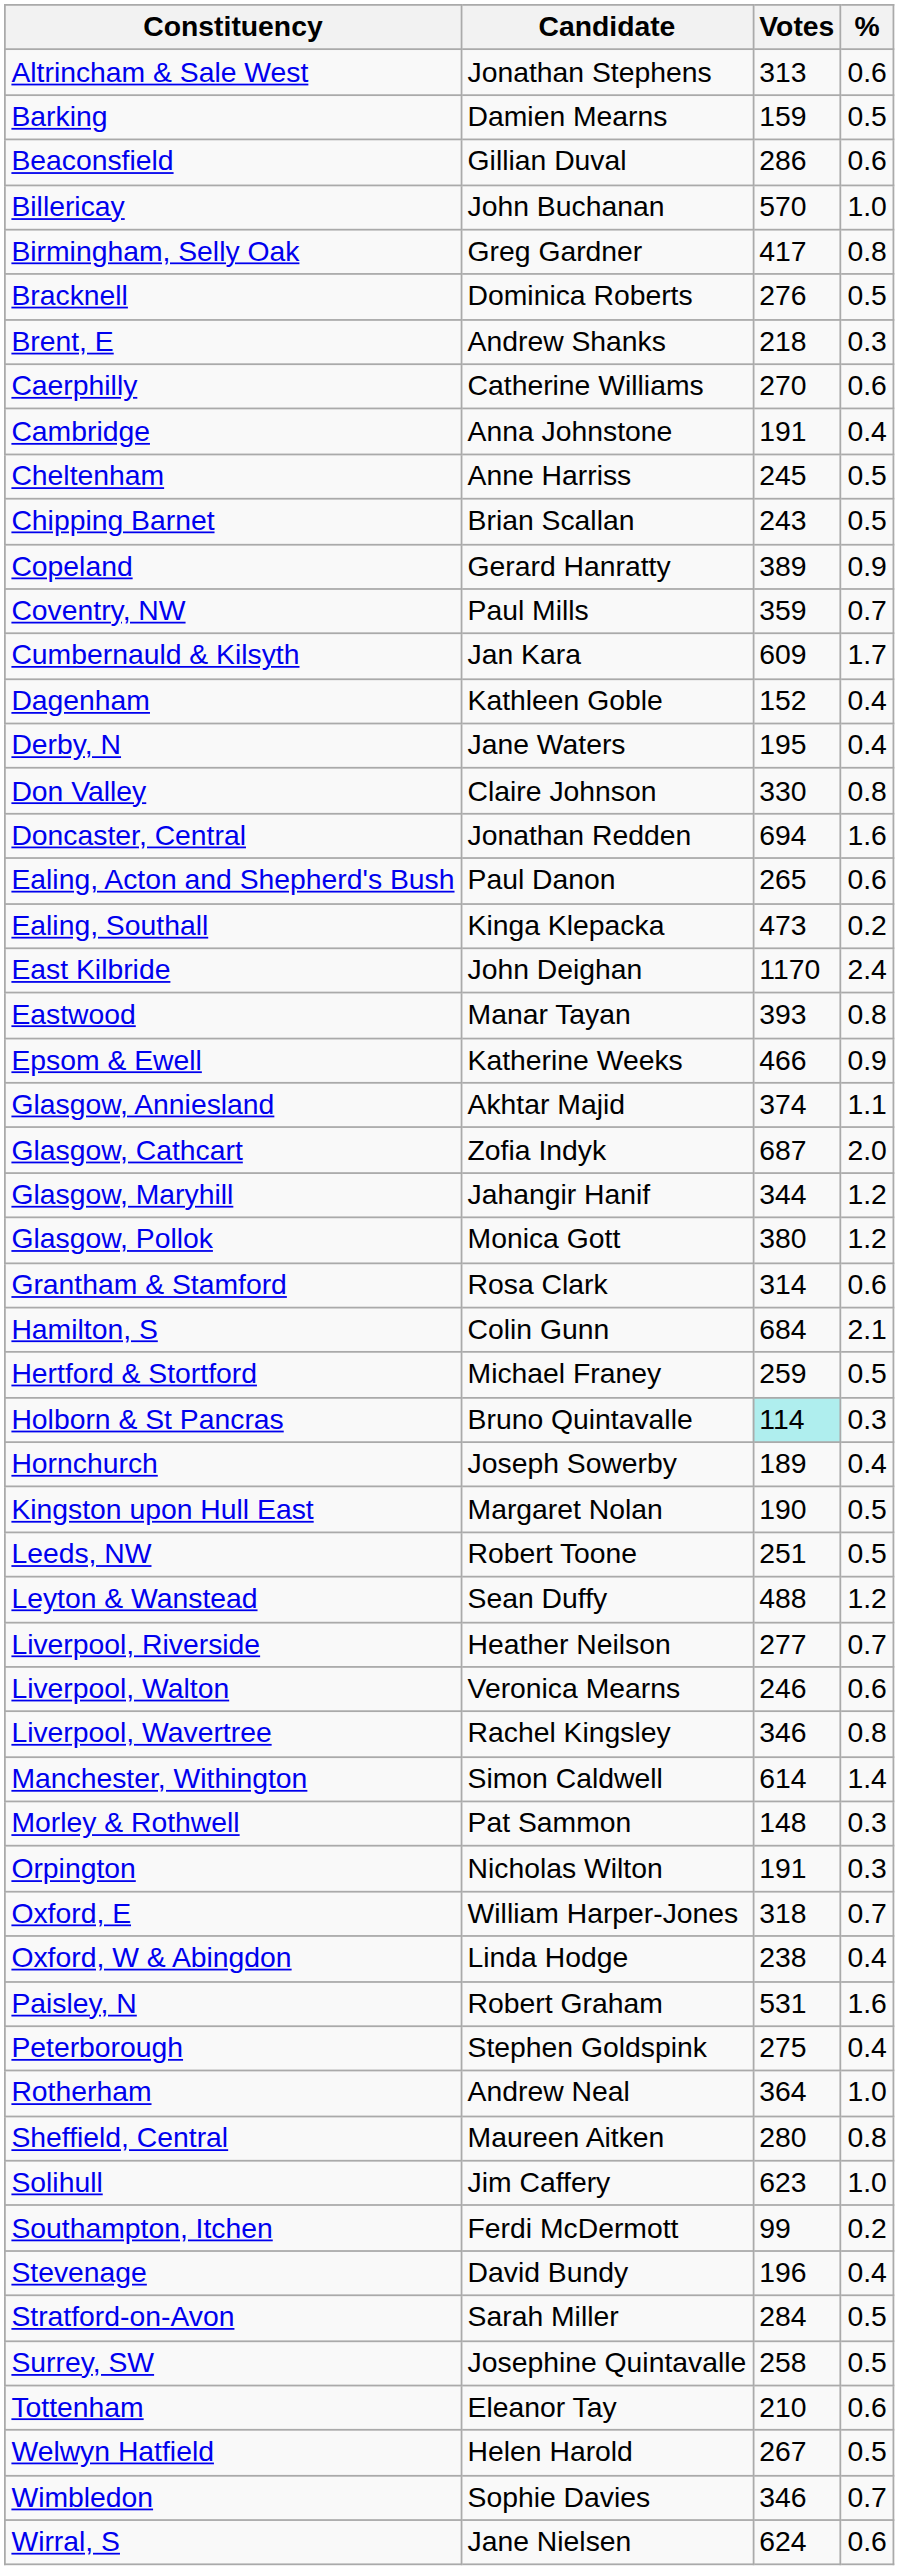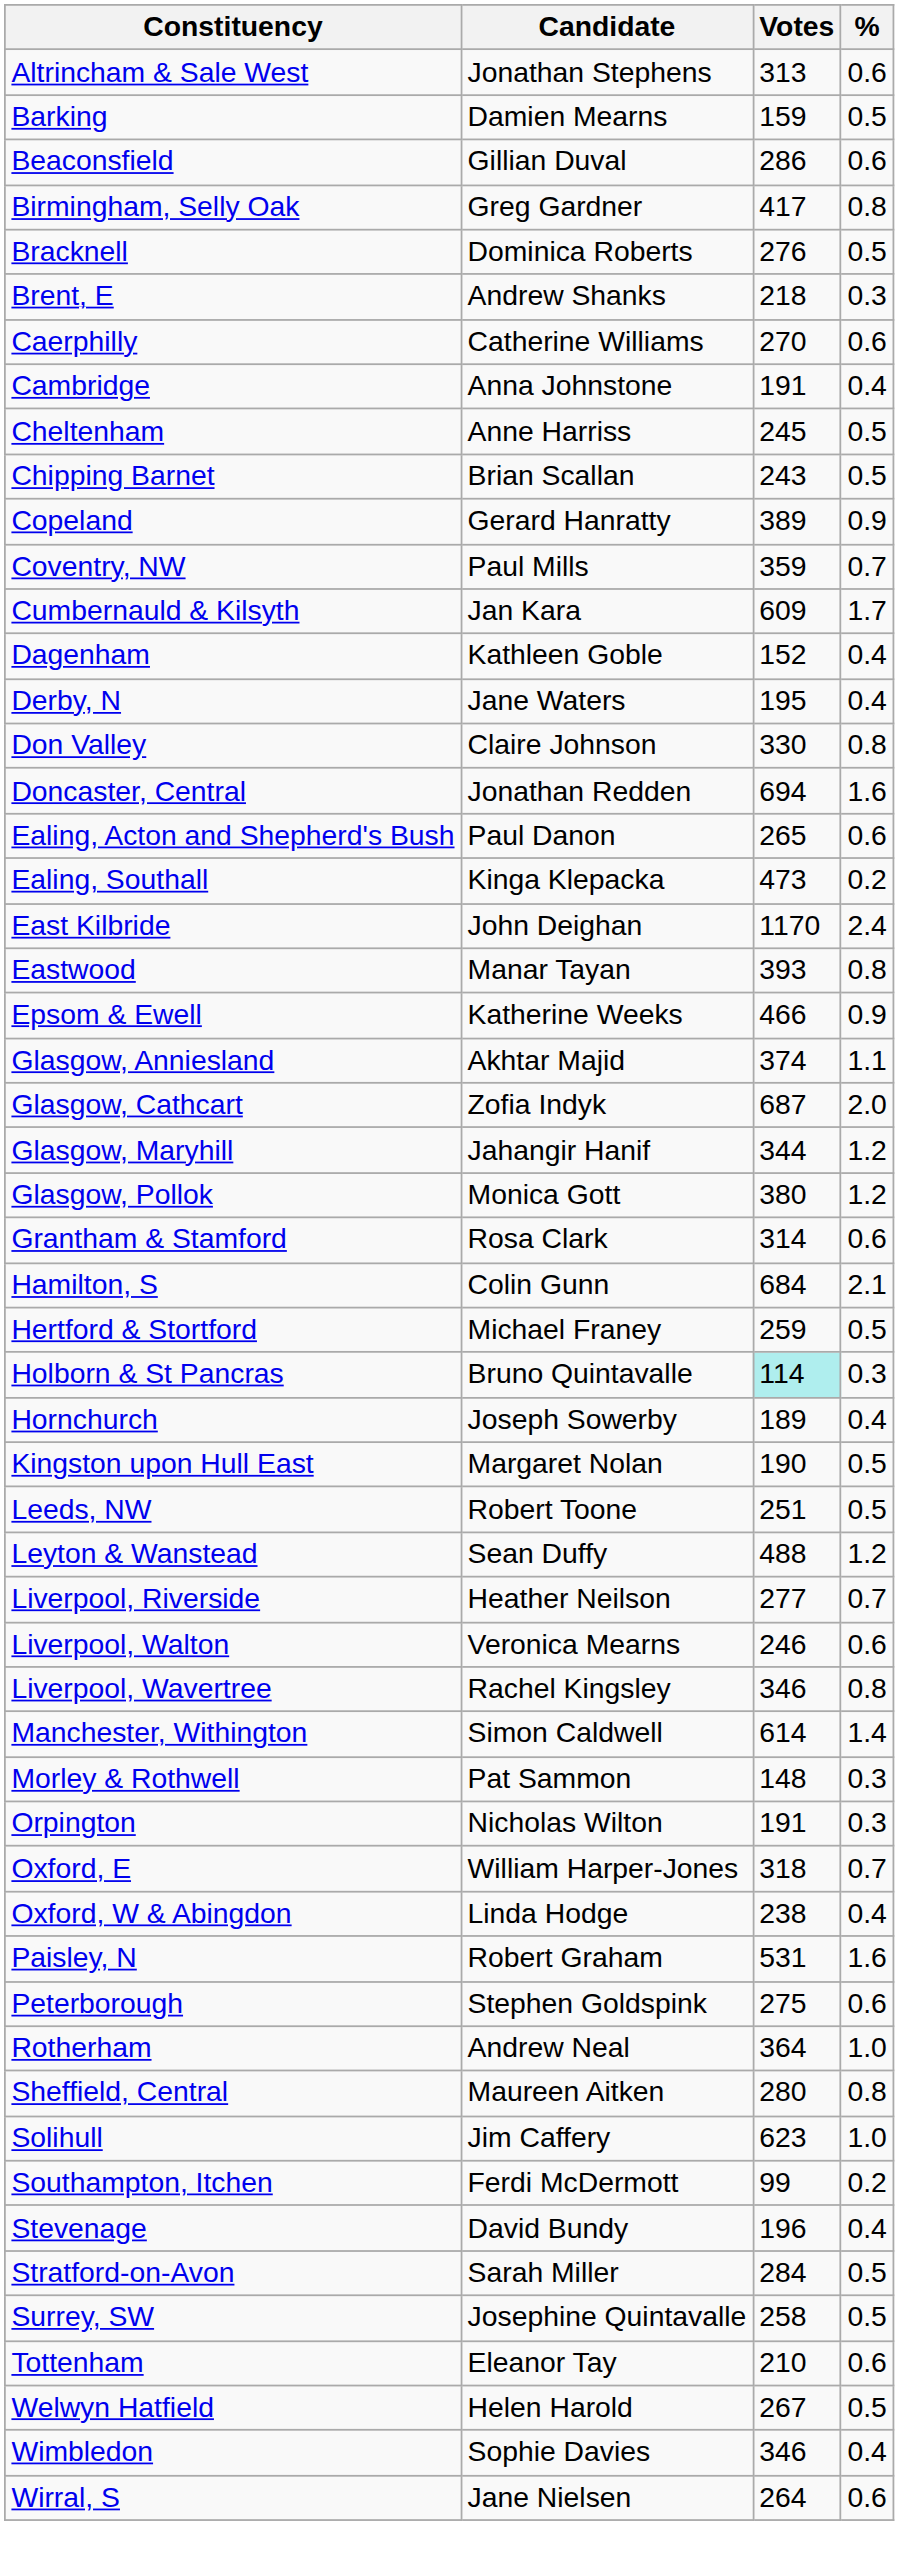- row: (68, 206)
(867, 2048) 0.4 -> (867, 2003) 0.6
(867, 2497) 0.7 -> (867, 2452) 0.4
(783, 2542) 624 -> (783, 2497) 264
